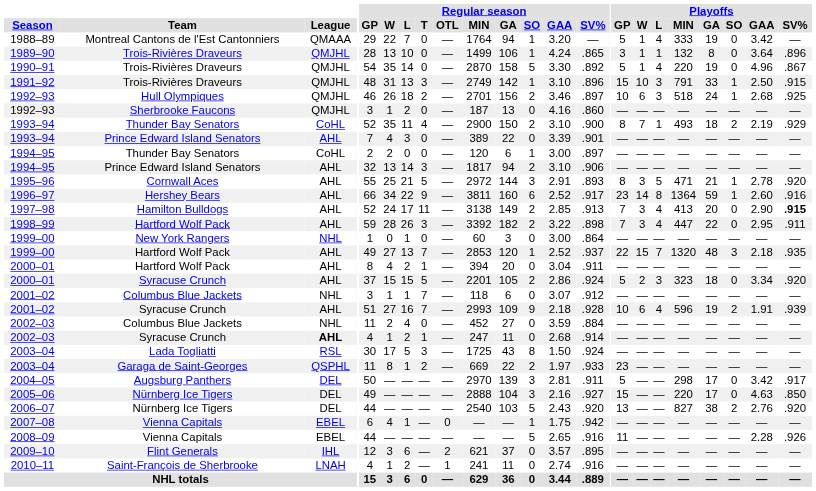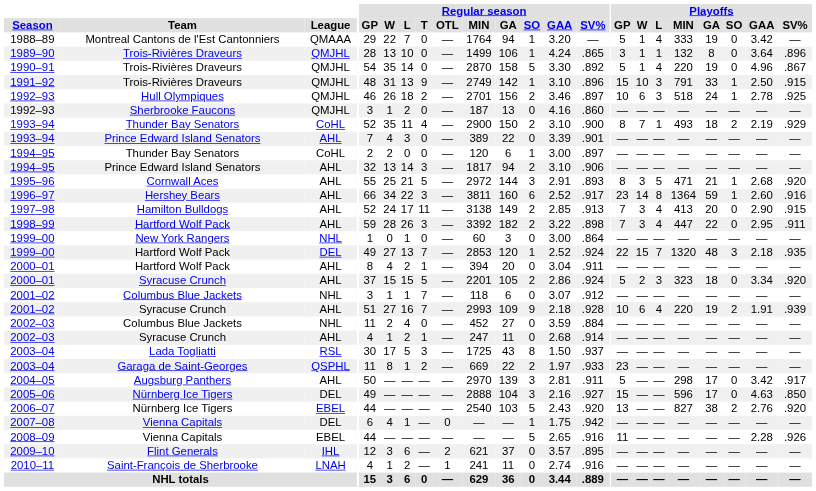(424, 82) 3 -> (424, 82) 9
(762, 96) 2.68 -> (762, 96) 2.78
(762, 181) 2.78 -> (762, 181) 2.68
(424, 195) 9 -> (424, 195) 3
(795, 210) bold -> (795, 210) normal
(331, 252) AHL -> (331, 252) DEL
(593, 252) .937 -> (593, 252) .924
(683, 309) 596 -> (683, 309) 220
(331, 337) bold -> (331, 337) normal
(593, 352) .924 -> (593, 352) .937
(331, 380) DEL -> (331, 380) AHL
(683, 394) 220 -> (683, 394) 596
(331, 408) DEL -> (331, 408) EBEL
(331, 423) EBEL -> (331, 423) DEL
